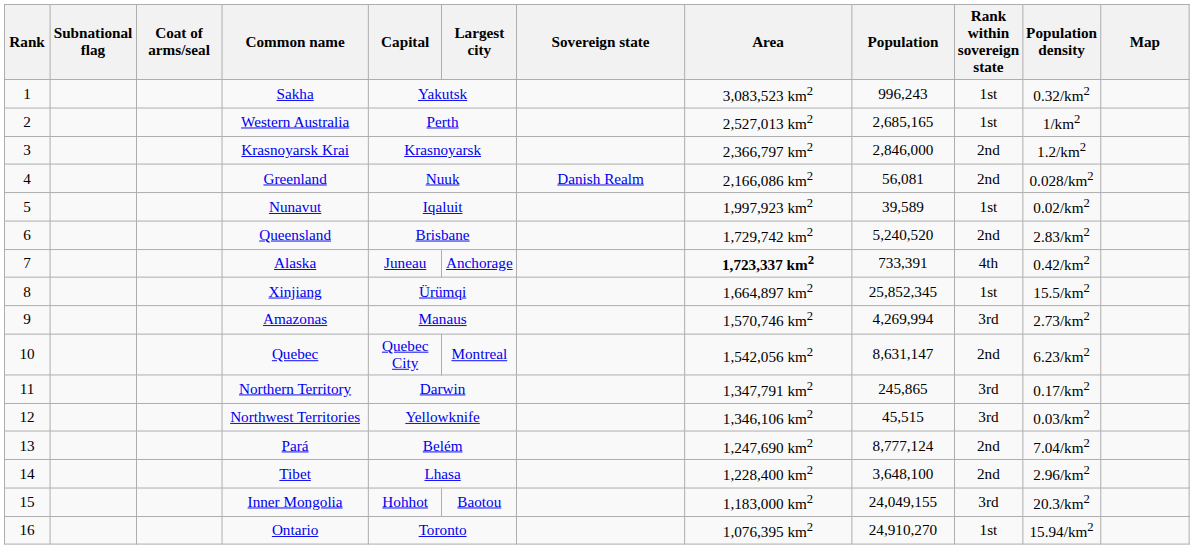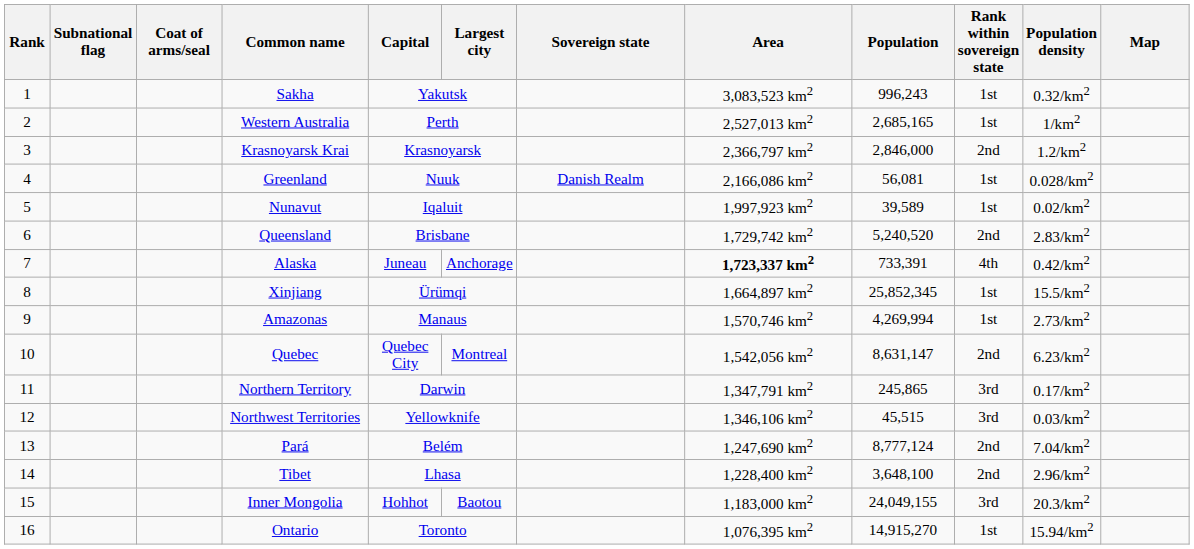(988, 178) 2nd -> (988, 178) 1st
(988, 319) 3rd -> (988, 319) 1st
(903, 530) 24,910,270 -> (903, 530) 14,915,270
